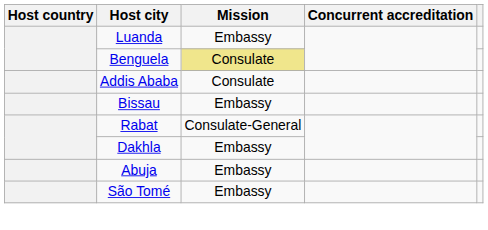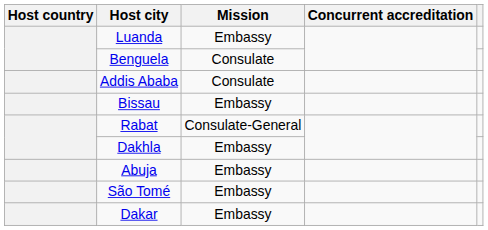(243, 59) khaki background -> (243, 59) no background
+ row: (139, 214)
